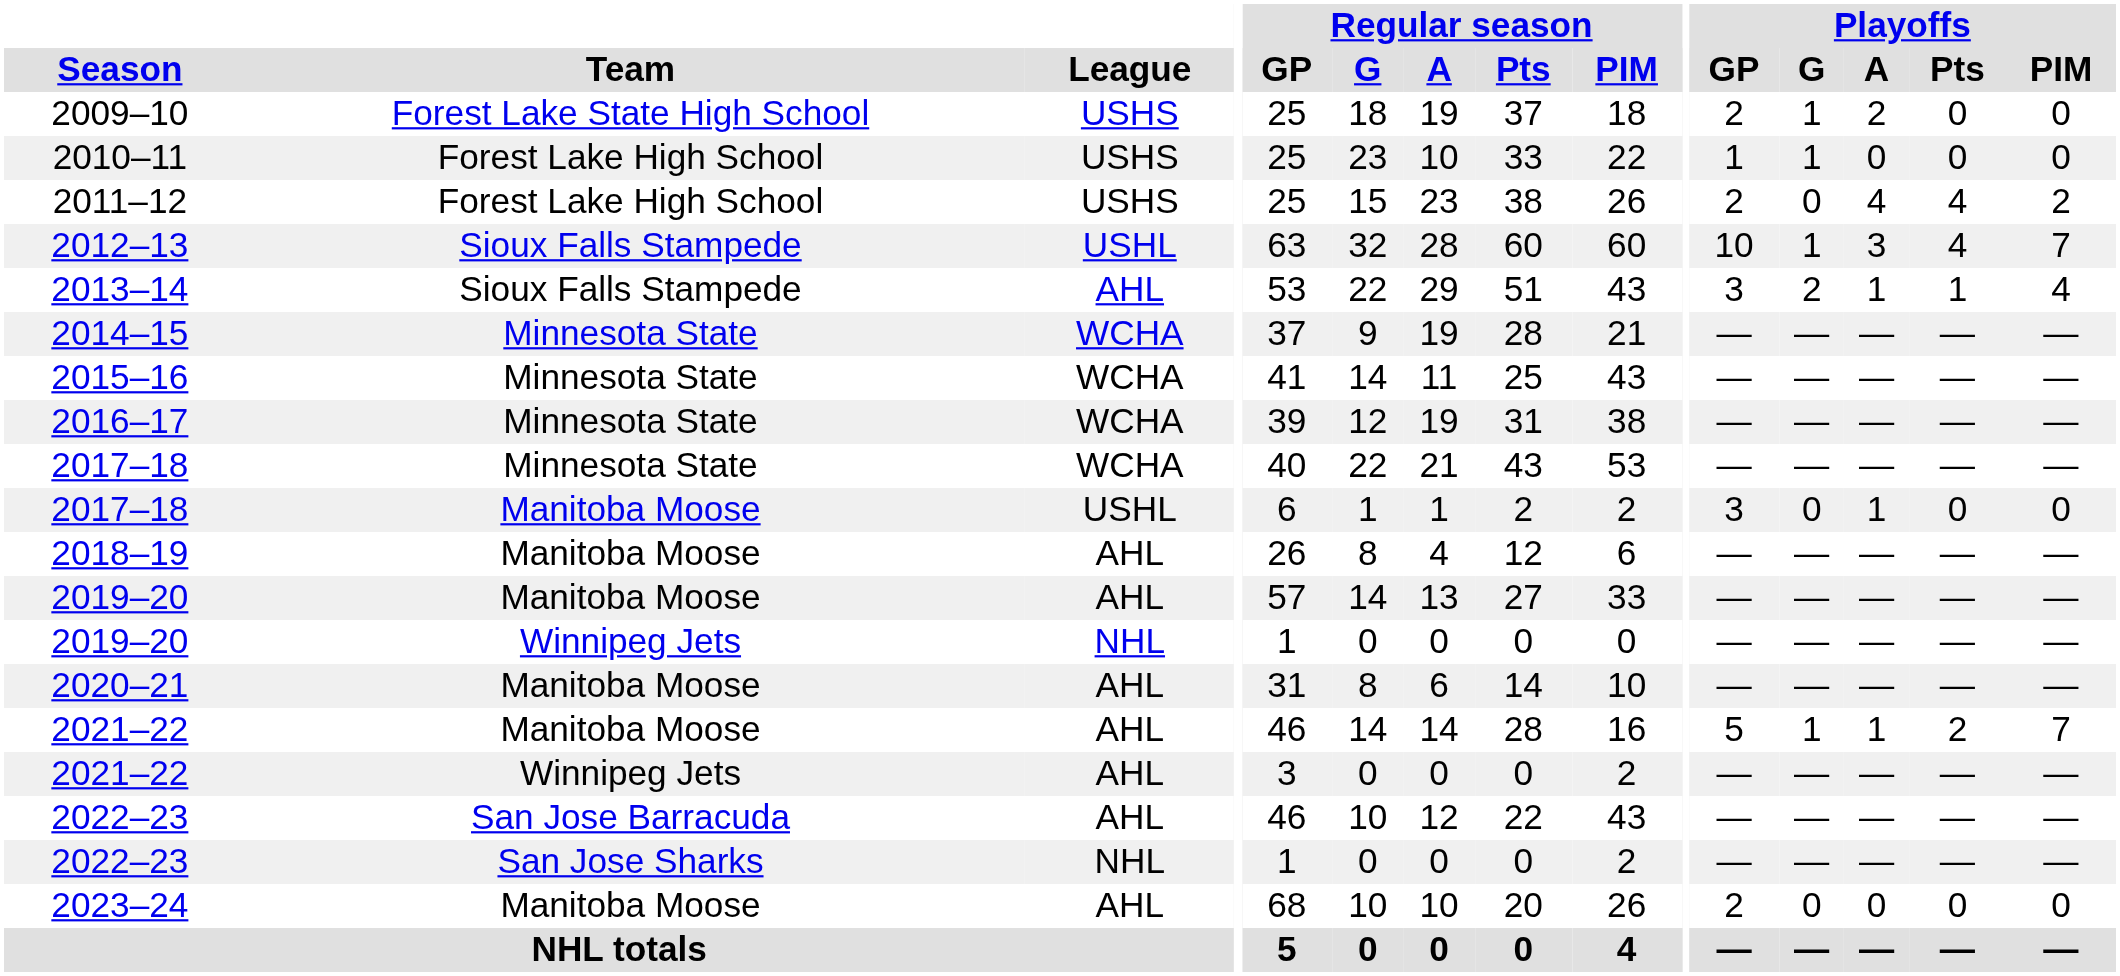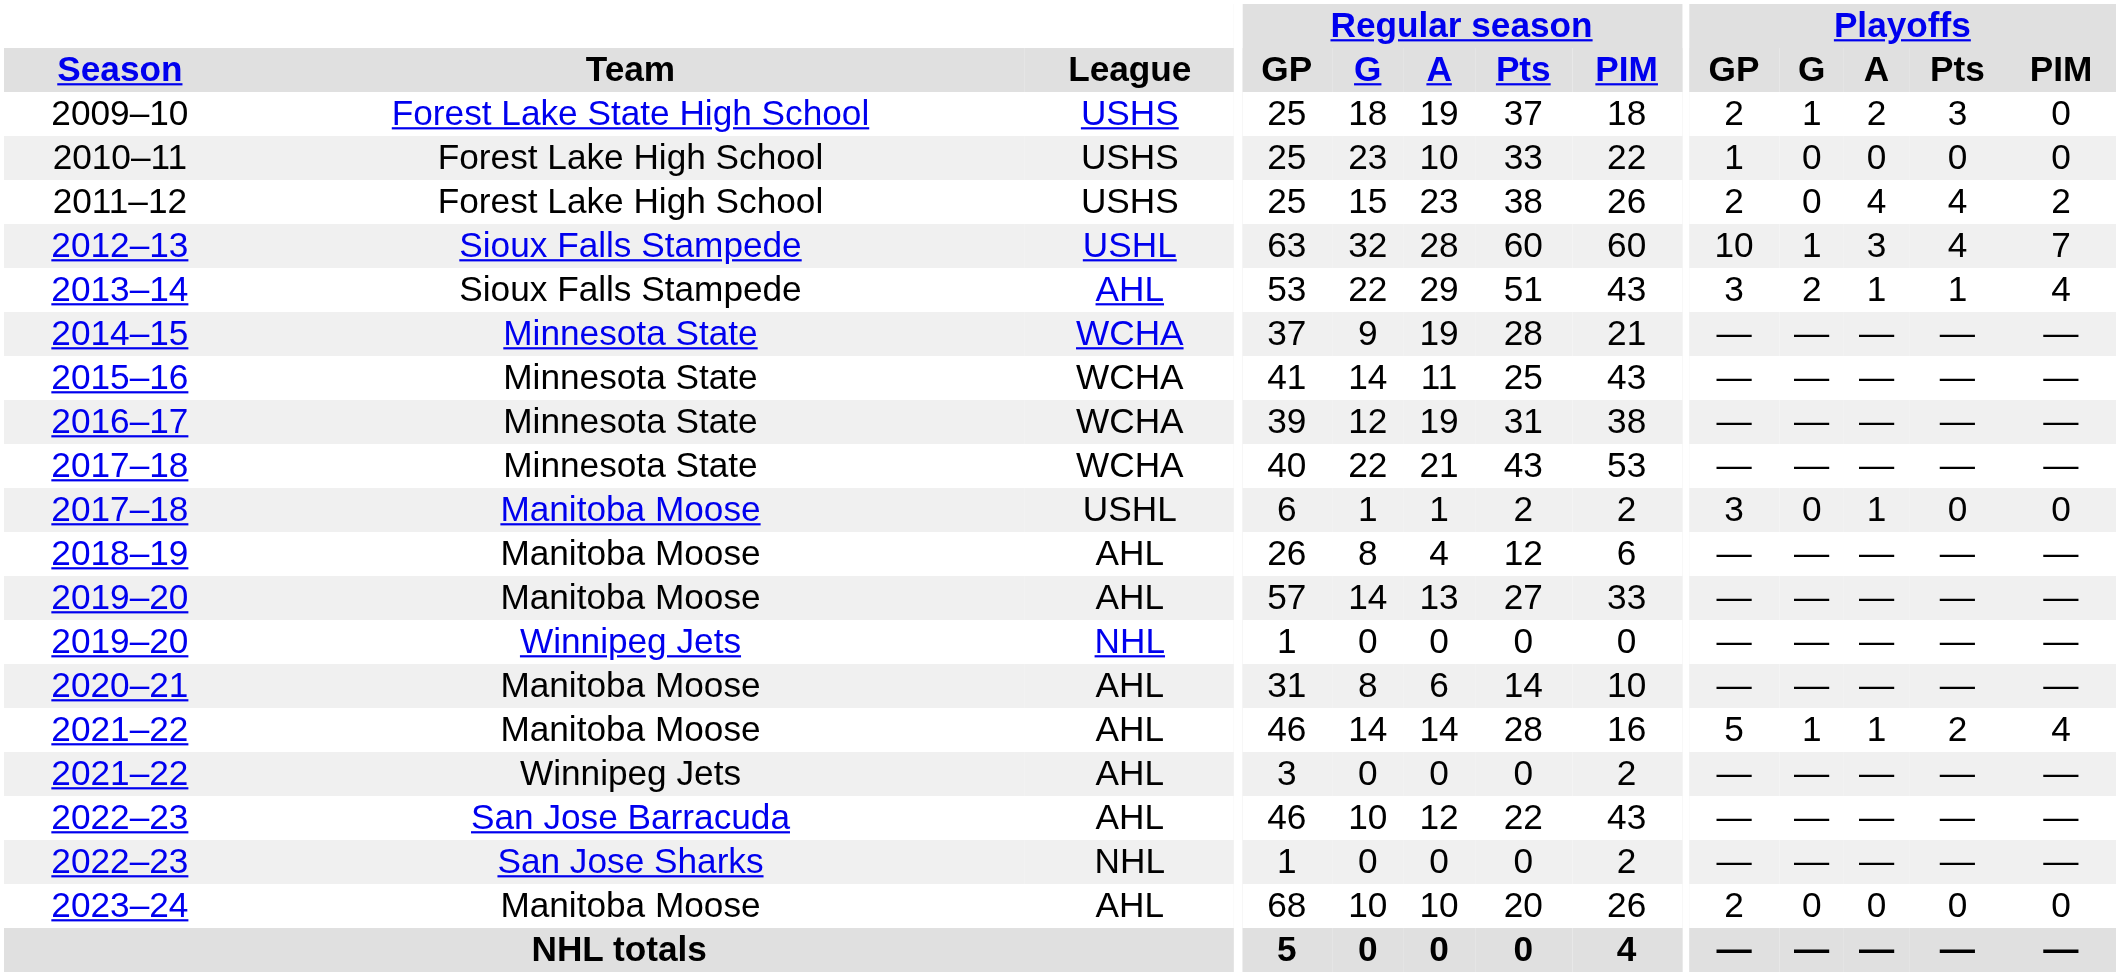(1957, 113) 0 -> (1957, 113) 3
(1812, 157) 1 -> (1812, 157) 0
(2061, 729) 7 -> (2061, 729) 4
